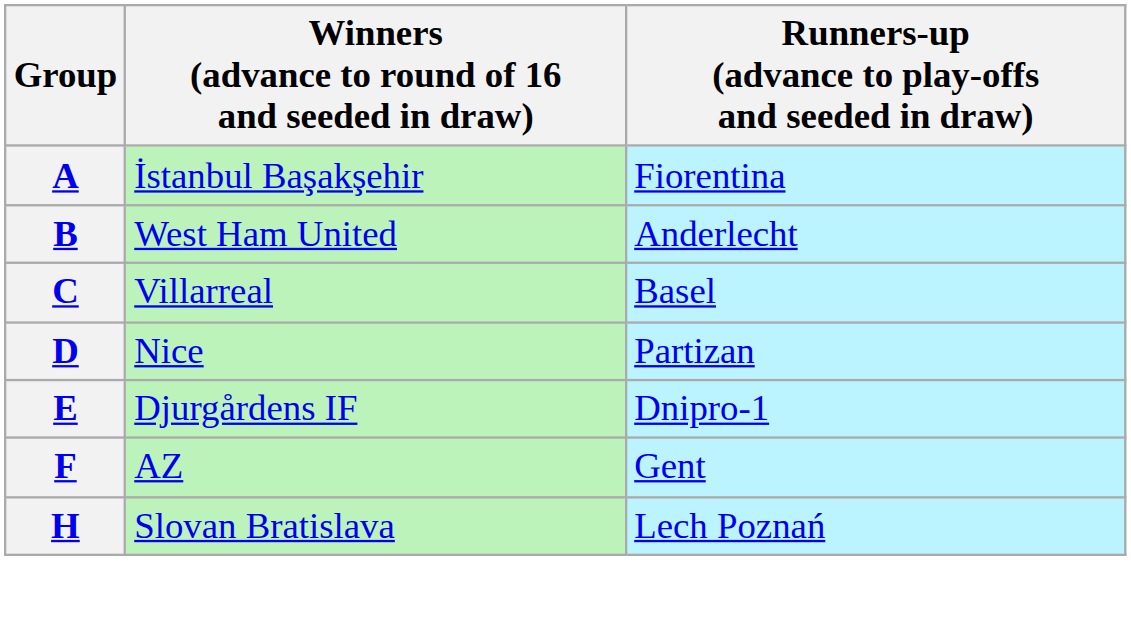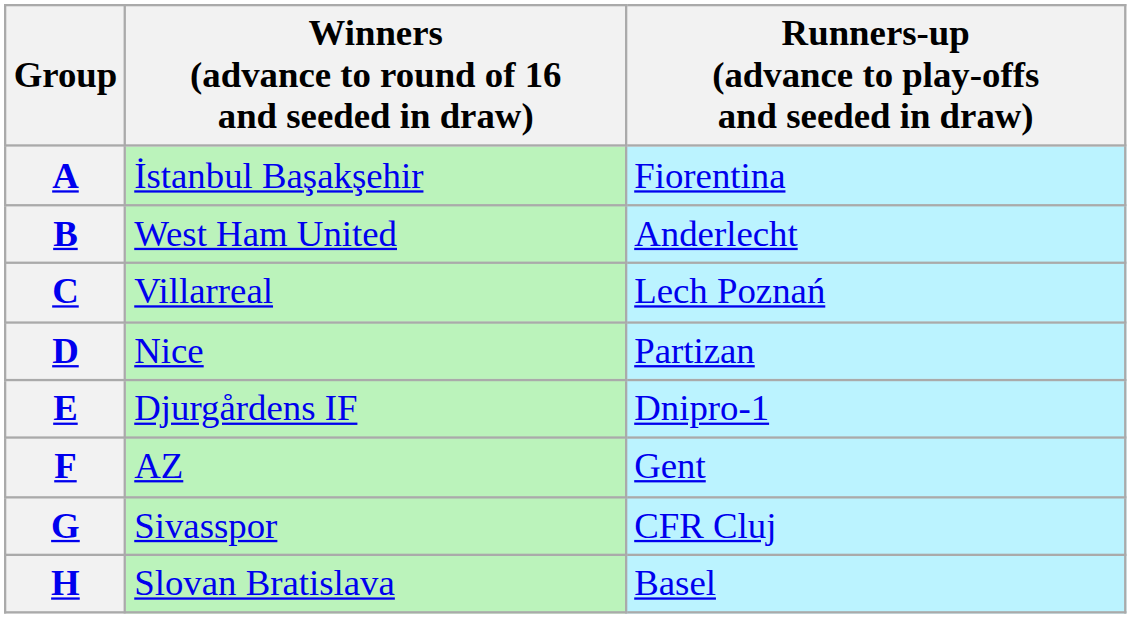(675, 291) Basel -> (730, 291) Lech Poznań
+ row: (65, 525)
(730, 525) Lech Poznań -> (675, 583) Basel
